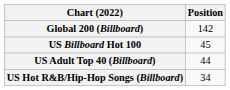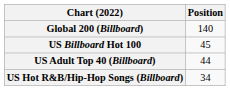(205, 28) 142 -> (205, 28) 140
